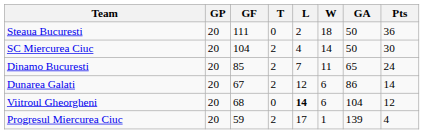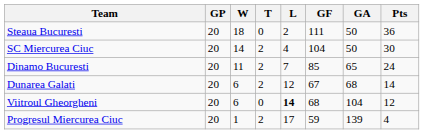columns swapped: (331, 13) <-> (249, 13)
(351, 84) 86 -> (351, 84) 68
